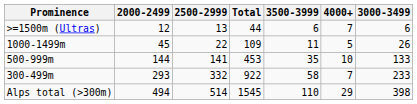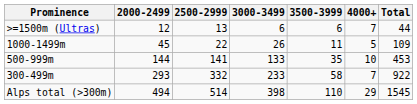columns swapped: (384, 12) <-> (247, 12)
